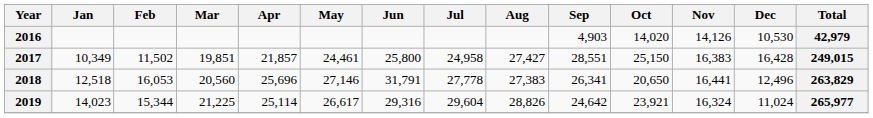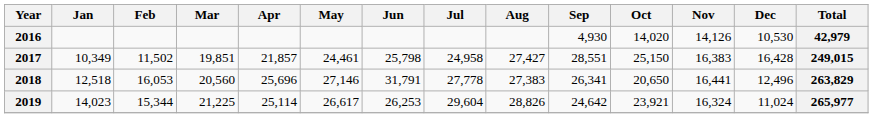(592, 37) 4,903 -> (592, 37) 4,930
(403, 58) 25,800 -> (403, 58) 25,798
(403, 102) 29,316 -> (403, 102) 26,253
